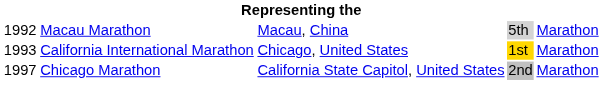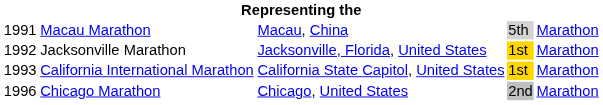(20, 30) 1992 -> (20, 30) 1991
+ row: (113, 50)
(333, 50) Chicago, United States -> (381, 70) California State Capitol, United States
(20, 70) 1997 -> (20, 91) 1996
(381, 70) California State Capitol, United States -> (333, 91) Chicago, United States
